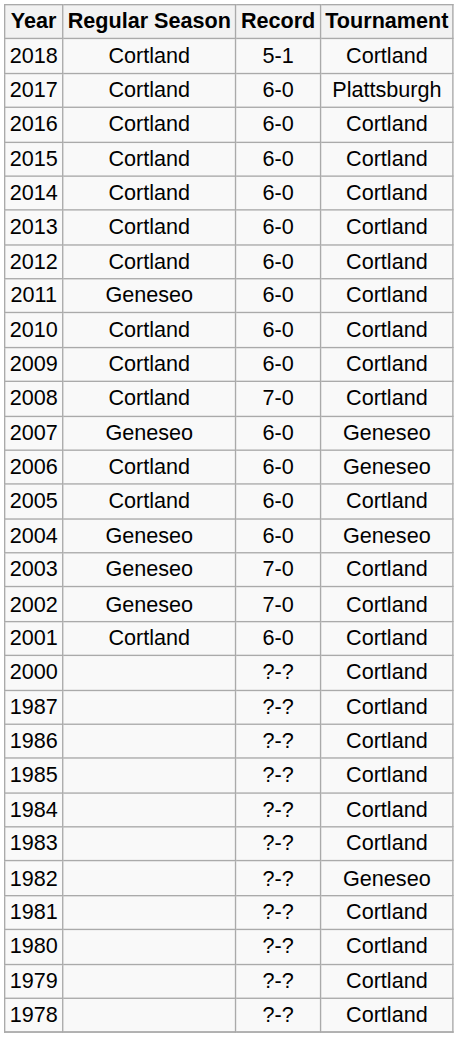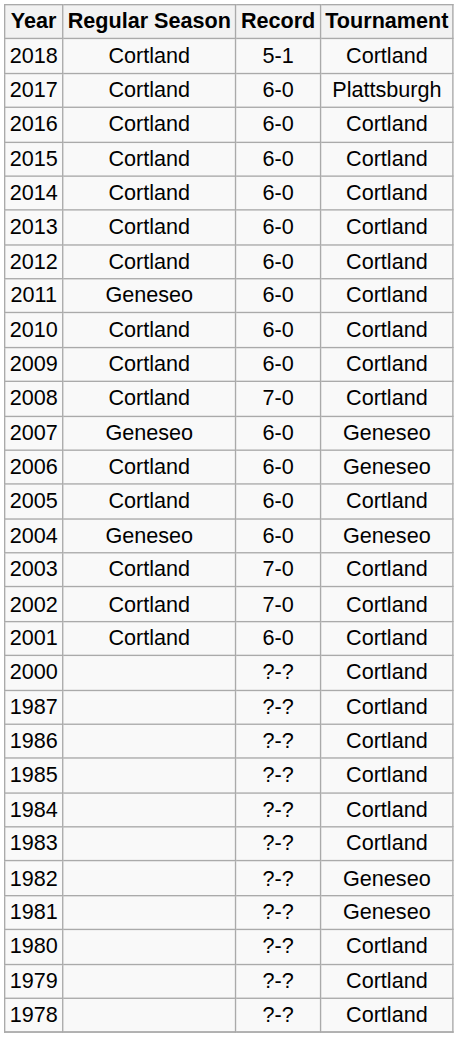(149, 569) Geneseo -> (149, 569) Cortland
(149, 603) Geneseo -> (149, 603) Cortland
(387, 912) Cortland -> (387, 912) Geneseo
